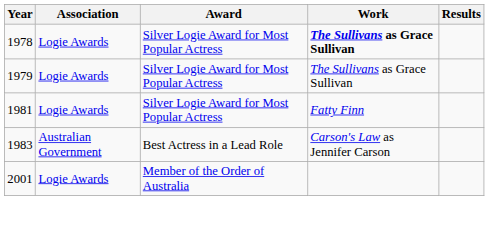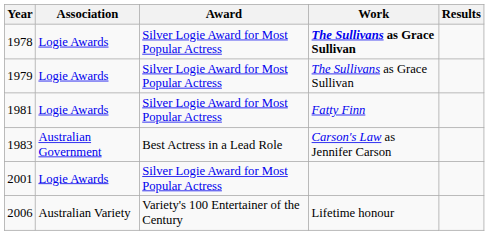(204, 178) Member of the Order of Australia -> (215, 178) Silver Logie Award for Most Popular Actress
+ row: (20, 213)
